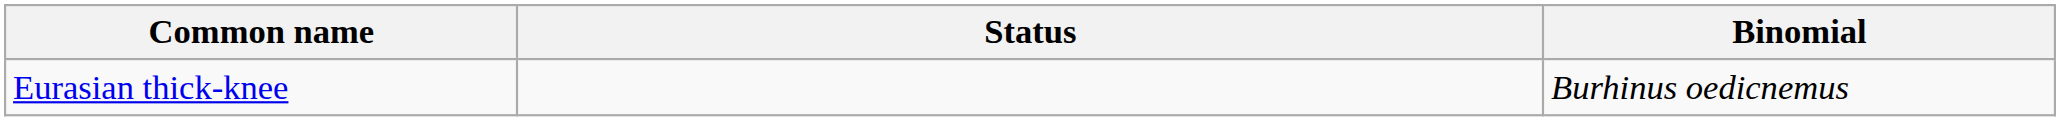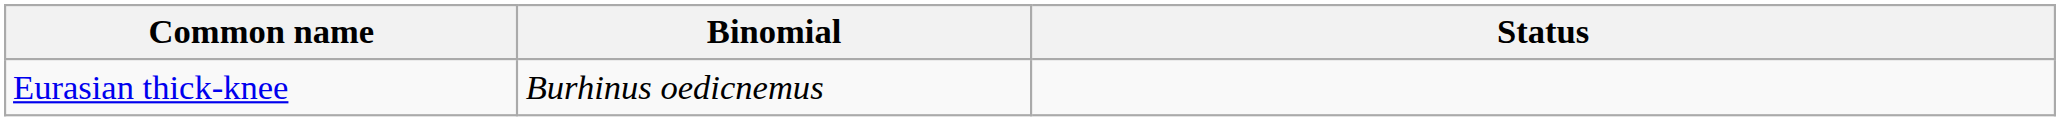columns swapped: (1799, 31) <-> (1030, 31)
